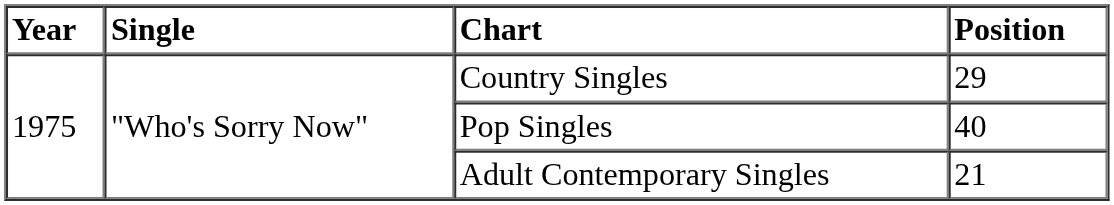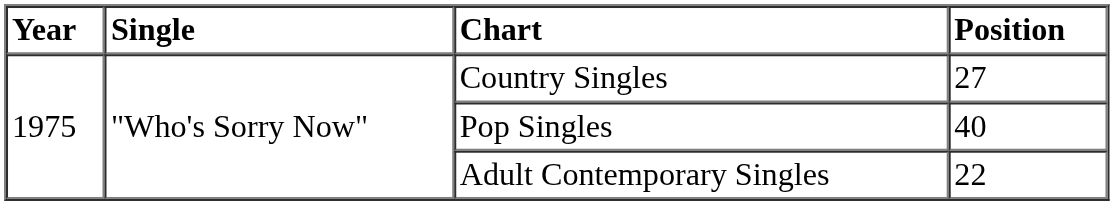(970, 77) 29 -> (970, 77) 27
(970, 174) 21 -> (970, 174) 22
